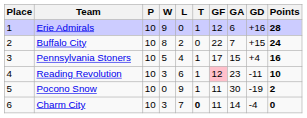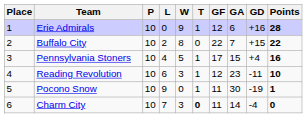columns swapped: (168, 12) <-> (184, 12)
(275, 43) 24 -> (275, 43) 22
(217, 74) pink background -> (217, 74) no background
(273, 89) 2 -> (273, 89) 1
